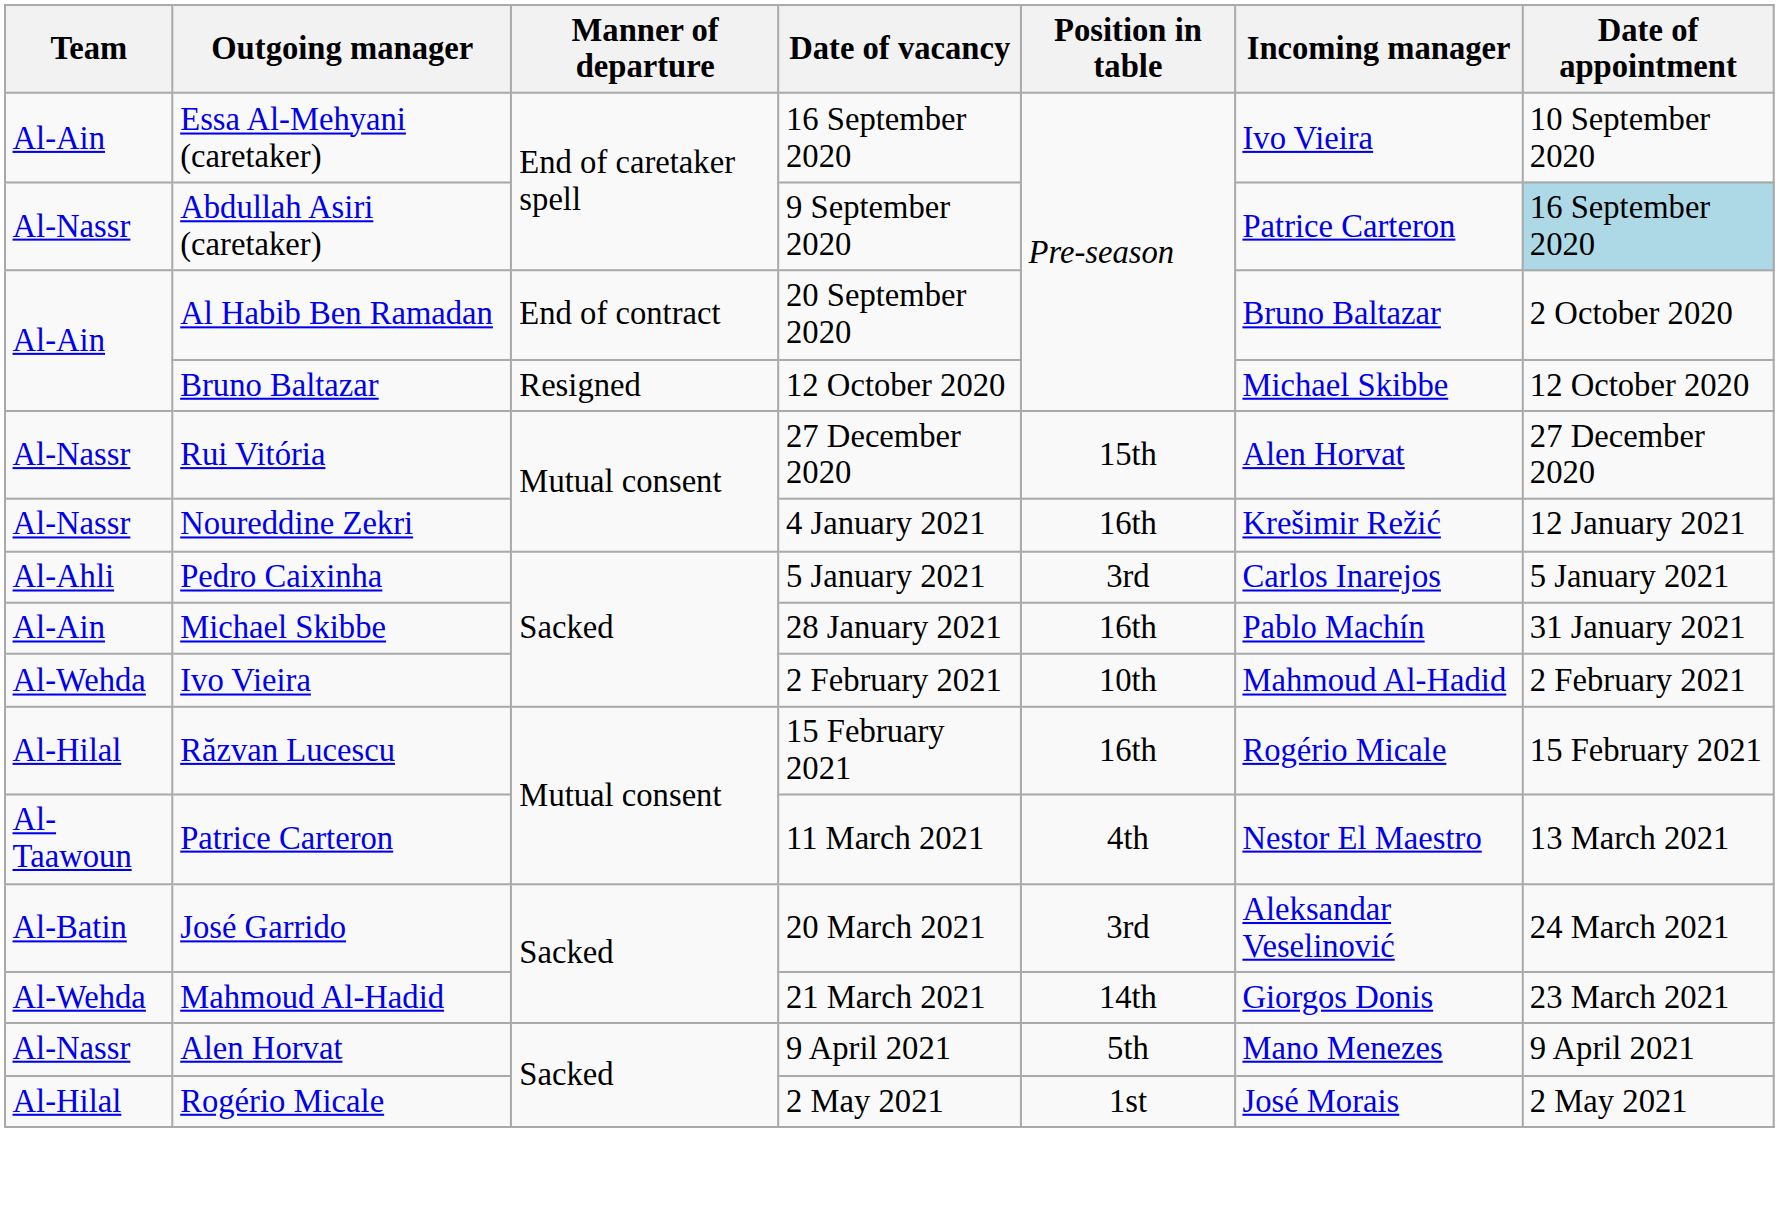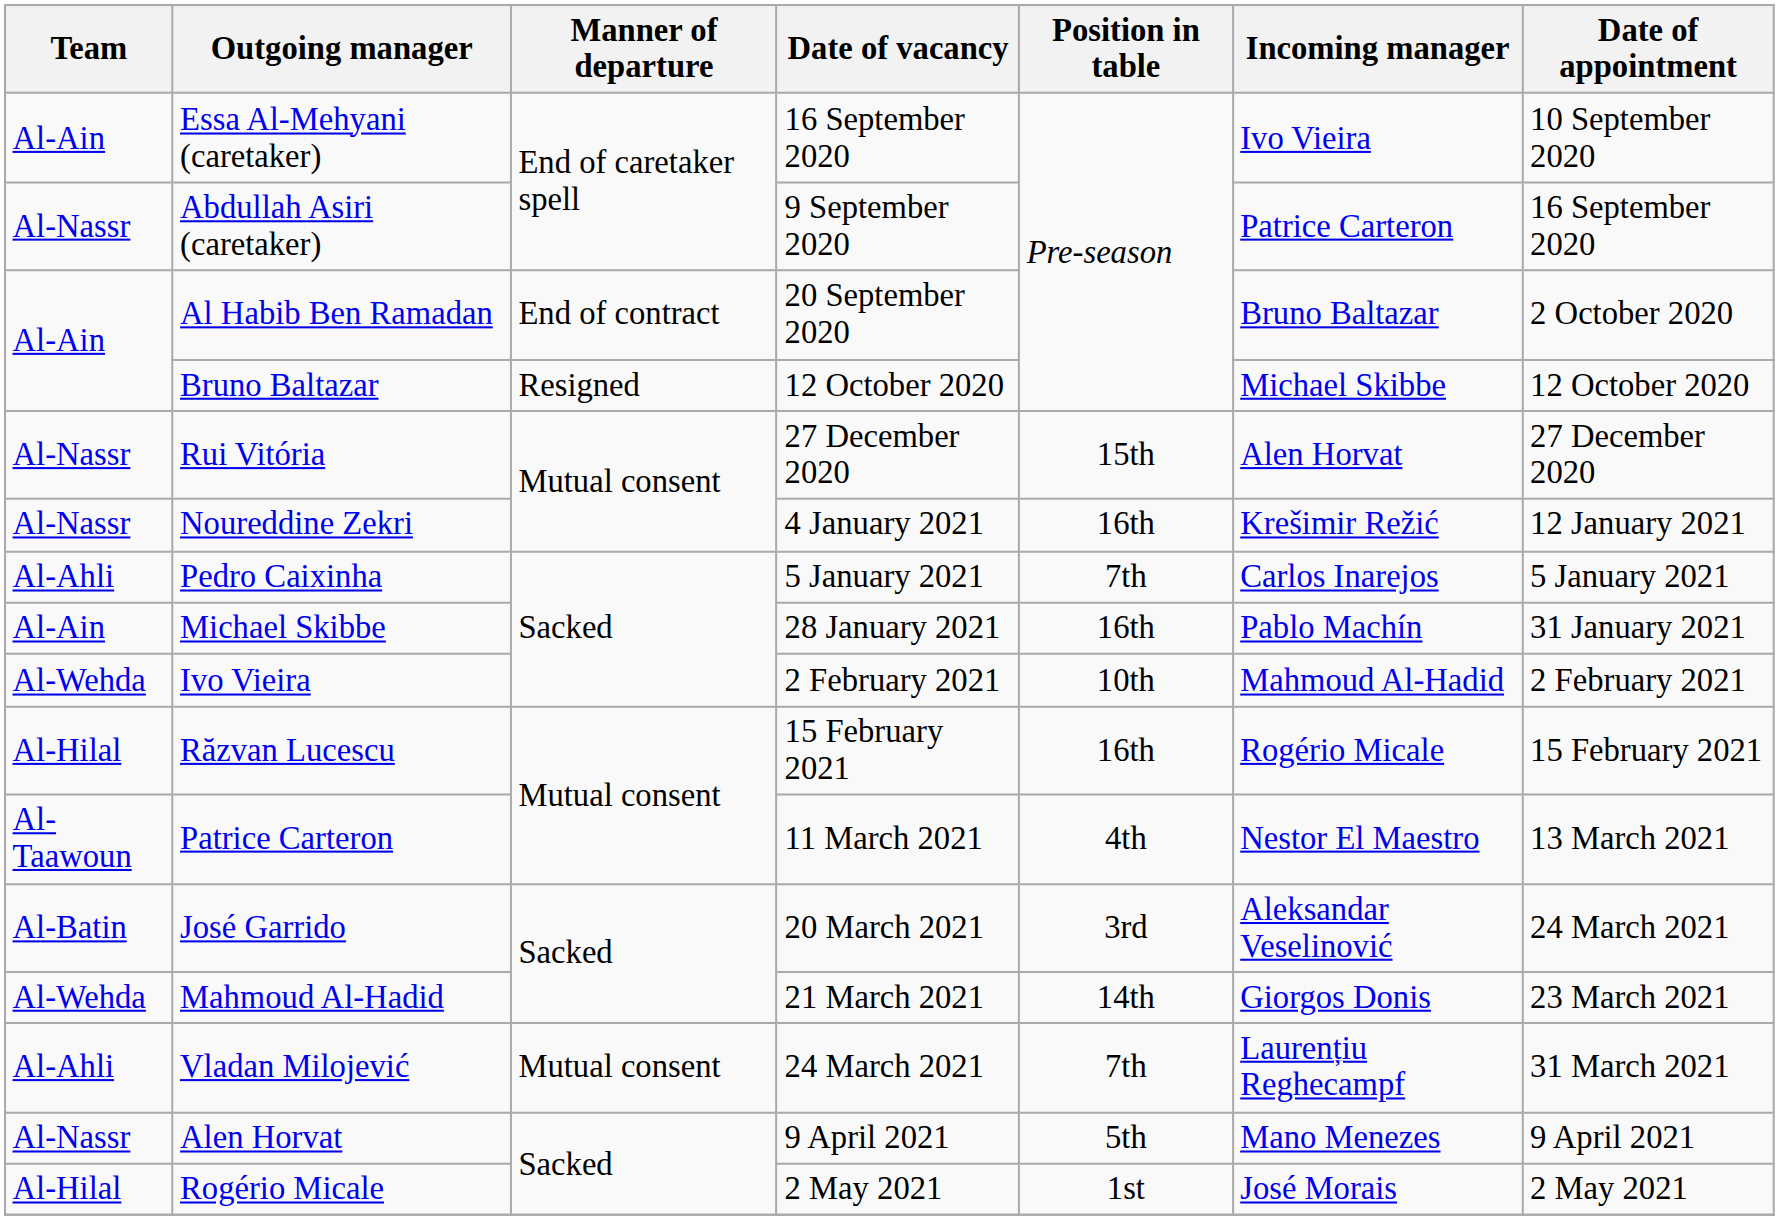(1620, 225) lightblue background -> (1620, 225) no background
(1128, 576) 3rd -> (1126, 576) 7th
+ row: (295, 1067)
